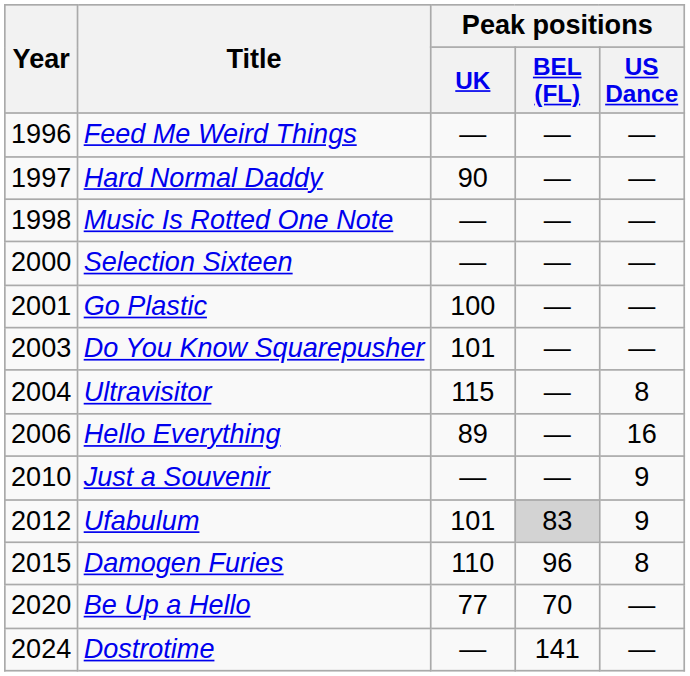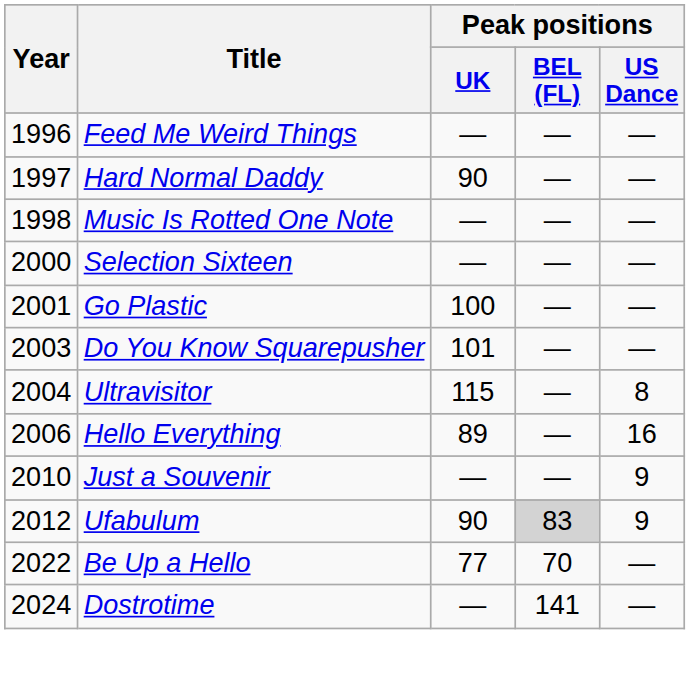(473, 520) 101 -> (473, 520) 90
- row: (184, 563)
(41, 606) 2020 -> (41, 563) 2022
